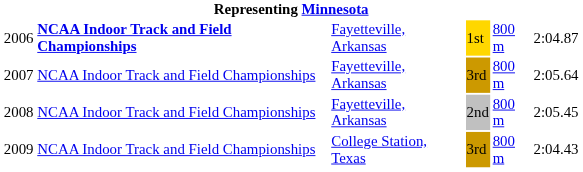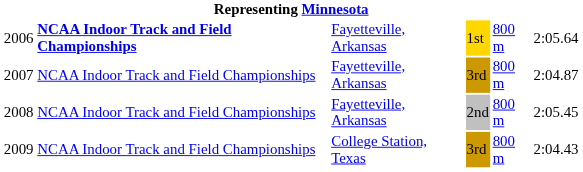(556, 38) 2:04.87 -> (556, 38) 2:05.64
(556, 75) 2:05.64 -> (556, 75) 2:04.87
